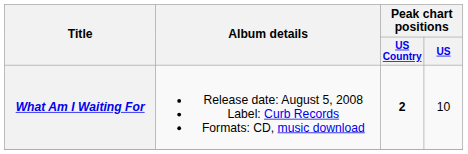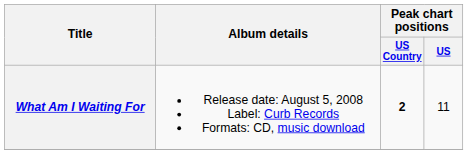(444, 107) 10 -> (444, 107) 11
